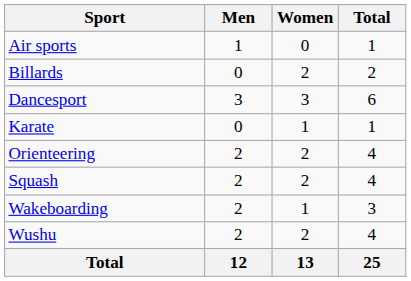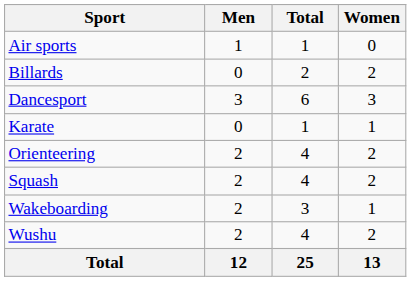columns swapped: (305, 18) <-> (372, 18)
